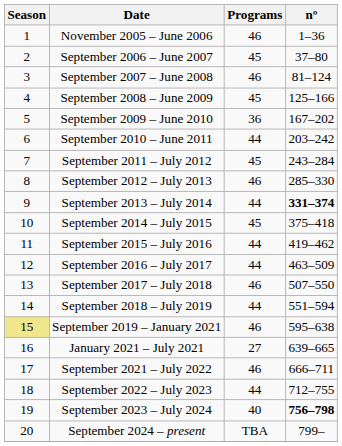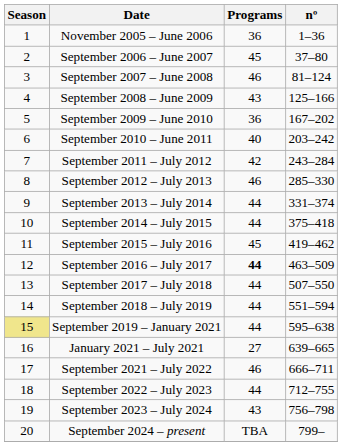(255, 35) 46 -> (255, 35) 36
(255, 98) 45 -> (255, 98) 43
(255, 139) 44 -> (255, 139) 40
(255, 160) 45 -> (255, 160) 42
(311, 202) bold -> (311, 202) normal
(255, 222) 45 -> (255, 222) 44
(255, 243) 44 -> (255, 243) 45
(255, 264) normal -> (255, 264) bold
(255, 285) 46 -> (255, 285) 44
(255, 327) 46 -> (255, 327) 44
(255, 410) 40 -> (255, 410) 43
(311, 410) bold -> (311, 410) normal
